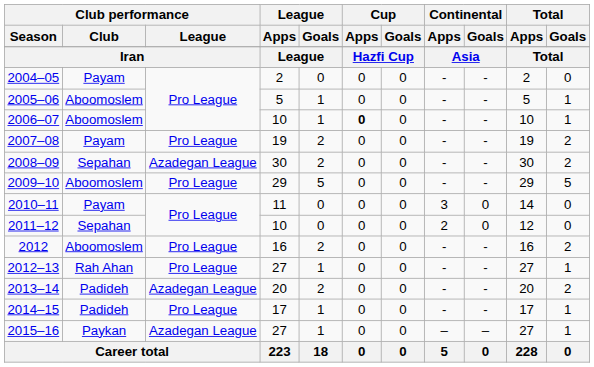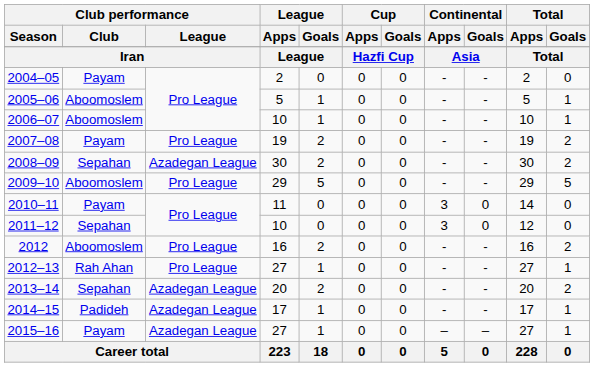(362, 120) bold -> (362, 120) normal
(444, 225) 2 -> (444, 225) 3
(104, 288) Padideh -> (104, 288) Sepahan
(203, 309) Pro League -> (203, 309) Azadegan League
(104, 330) Paykan -> (104, 330) Payam
